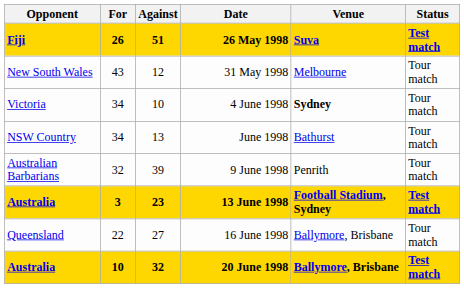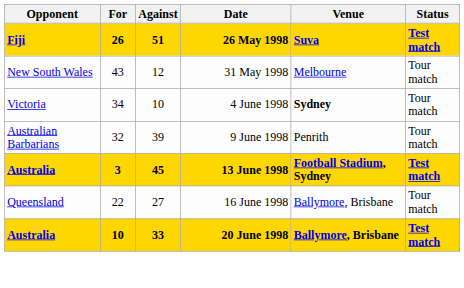- row: (264, 137)
(158, 202) 23 -> (158, 169) 45
(158, 267) 32 -> (158, 234) 33
